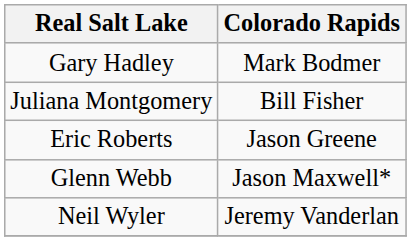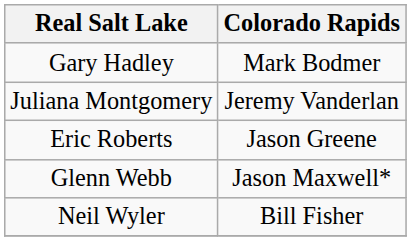(312, 100) Bill Fisher -> (312, 100) Jeremy Vanderlan
(312, 216) Jeremy Vanderlan -> (312, 216) Bill Fisher
